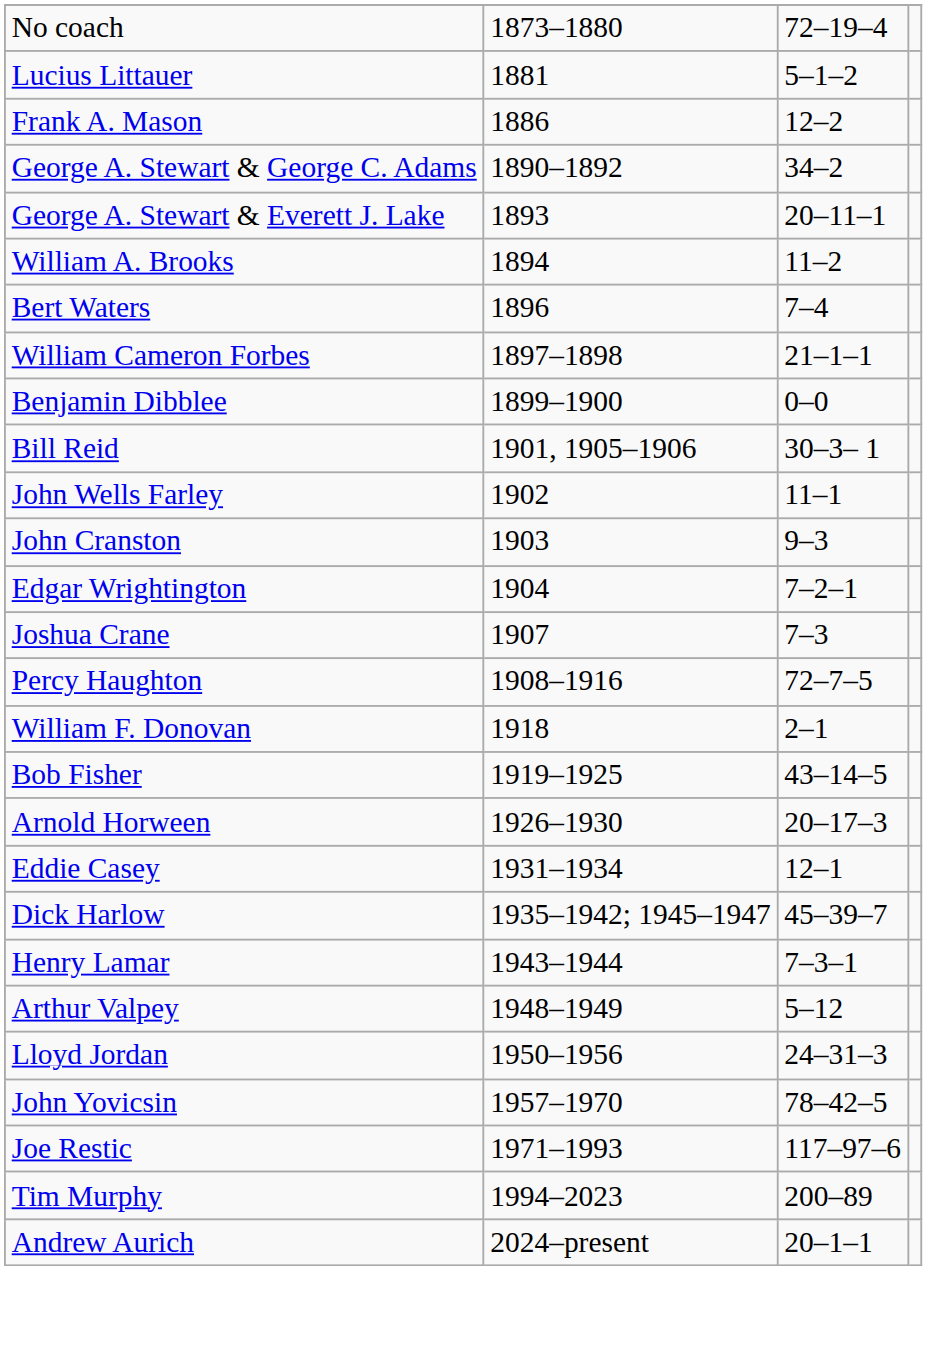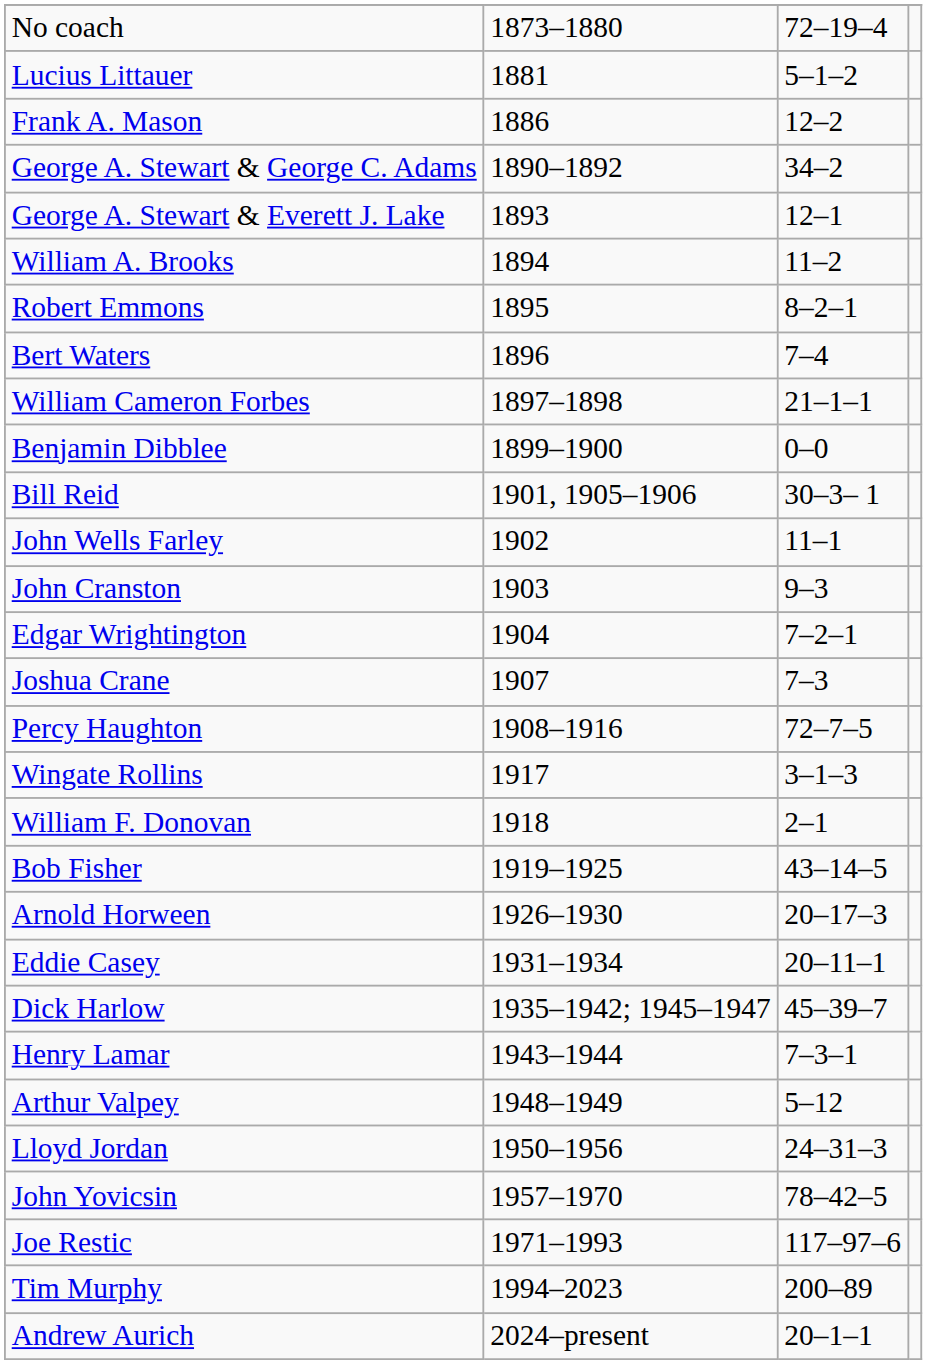(835, 214) 20–11–1 -> (814, 214) 12–1
+ row: (108, 307)
+ row: (107, 774)
(814, 868) 12–1 -> (835, 961) 20–11–1
